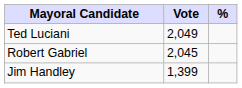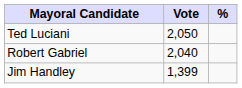(182, 33) 2,049 -> (182, 33) 2,050
(182, 53) 2,045 -> (182, 53) 2,040
